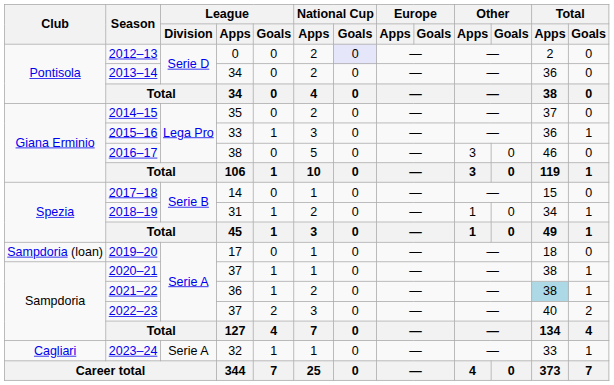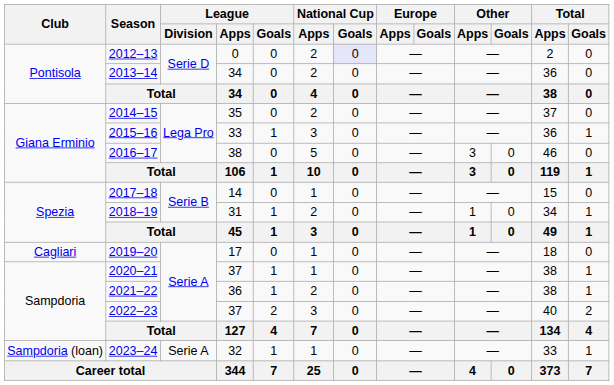(55, 251) Sampdoria (loan) -> (55, 251) Cagliari
(550, 291) lightblue background -> (550, 291) no background
(55, 350) Cagliari -> (55, 350) Sampdoria (loan)
